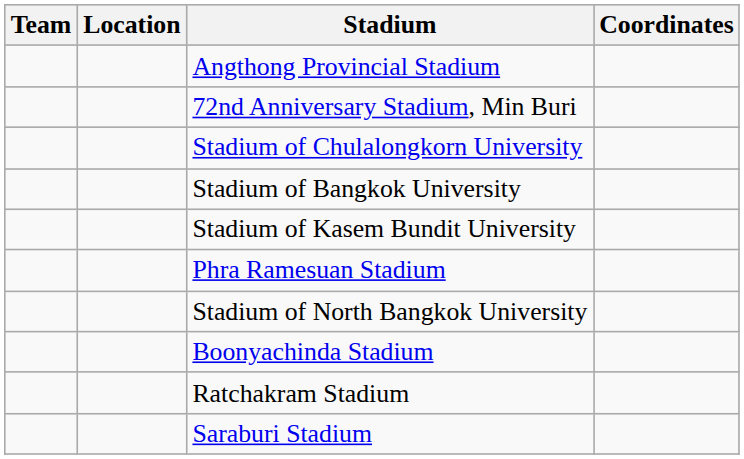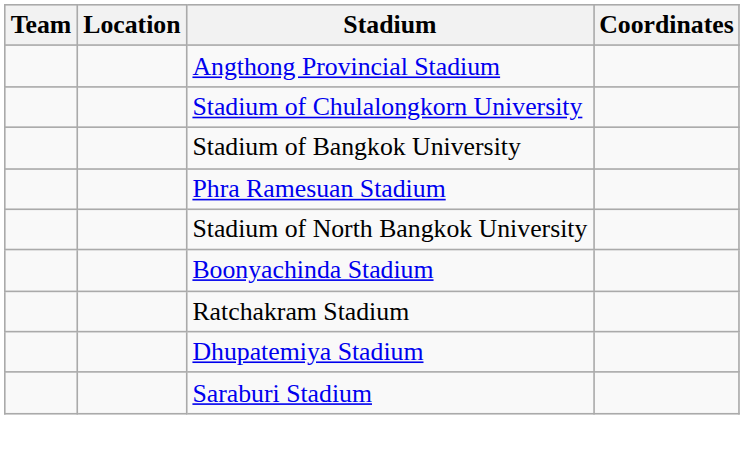- row: (385, 106)
- row: (384, 229)
+ row: (308, 351)
